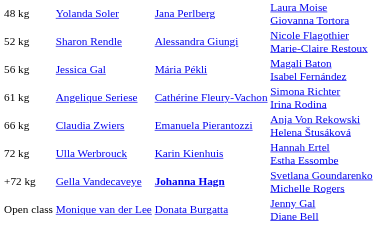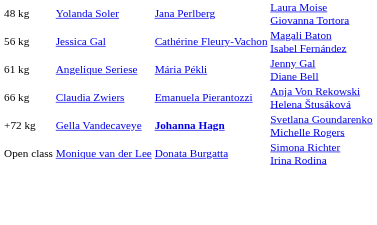- row: (17, 41)
(181, 69) Mária Pékli -> (211, 41) Cathérine Fleury-Vachon
(211, 97) Cathérine Fleury-Vachon -> (181, 69) Mária Pékli
(305, 97) Simona Richter Irina Rodina -> (294, 69) Jenny Gal Diane Bell
- row: (17, 153)
(294, 209) Jenny Gal Diane Bell -> (305, 153) Simona Richter Irina Rodina
